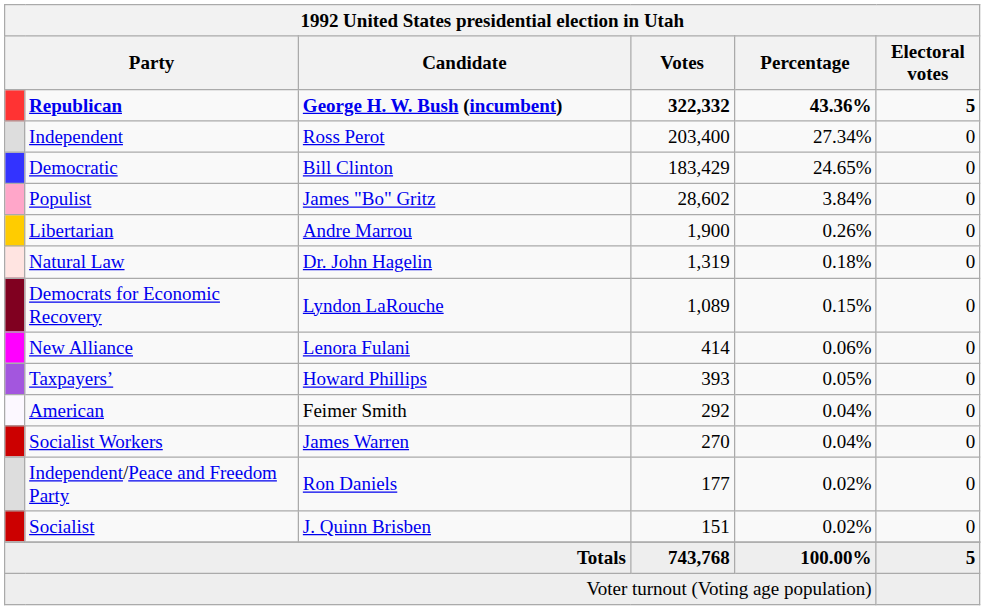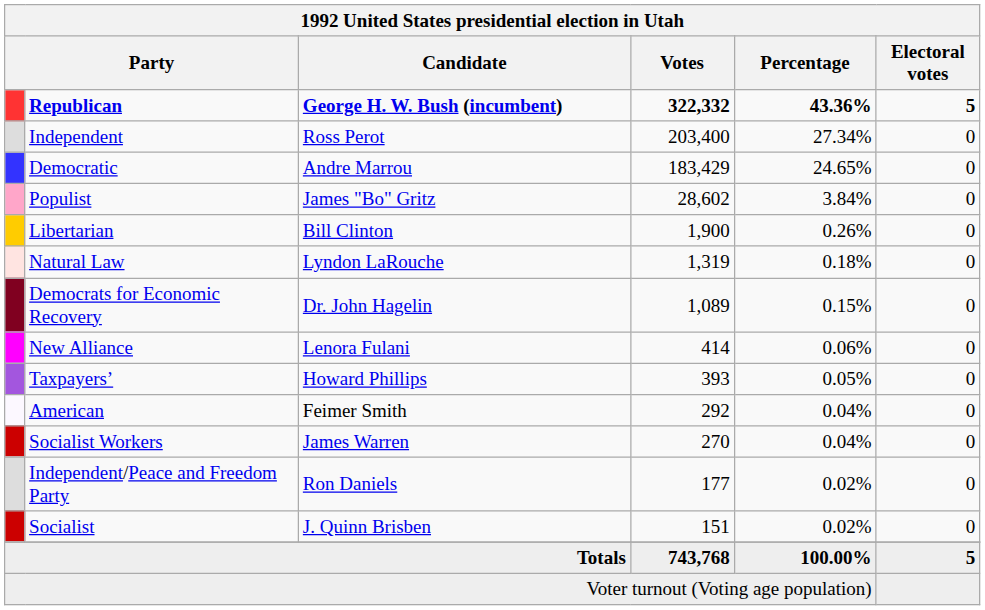(348, 168) Bill Clinton -> (357, 168) Andre Marrou
(357, 230) Andre Marrou -> (348, 230) Bill Clinton
(367, 262) Dr. John Hagelin -> (373, 262) Lyndon LaRouche
(373, 304) Lyndon LaRouche -> (367, 304) Dr. John Hagelin
